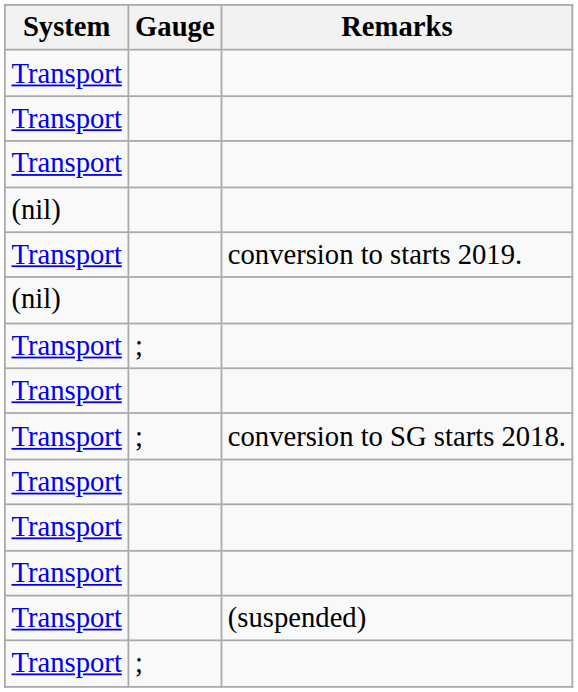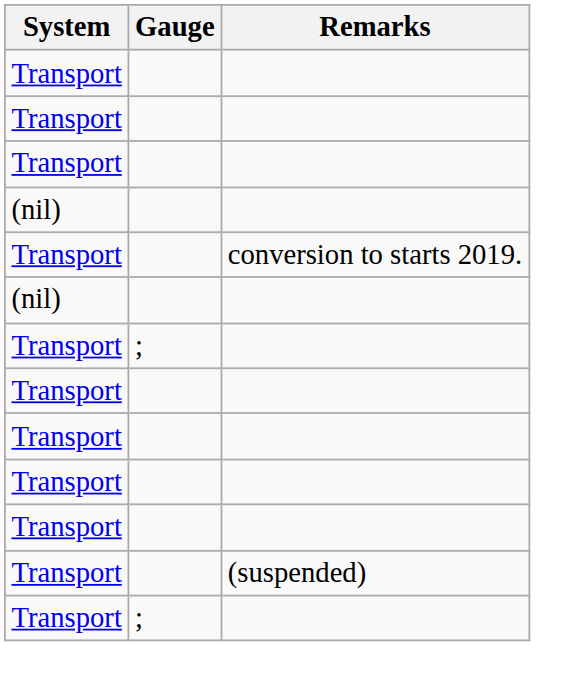- row: (67, 436)
